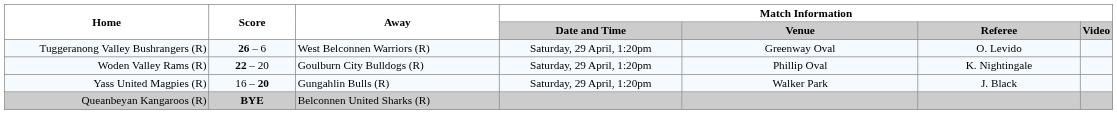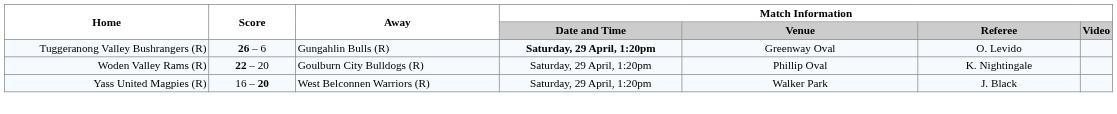(364, 48) West Belconnen Warriors (R) -> (343, 48) Gungahlin Bulls (R)
(591, 48) normal -> (591, 48) bold
(343, 83) Gungahlin Bulls (R) -> (364, 83) West Belconnen Warriors (R)
- row: (144, 100)
